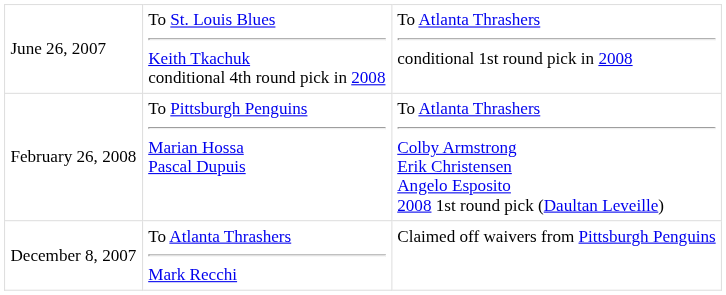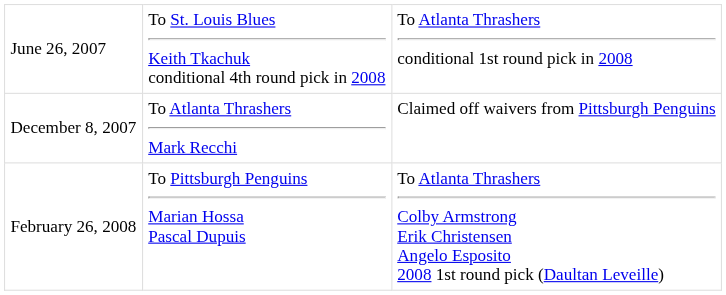rows swapped: (73, 255) <-> (73, 156)
